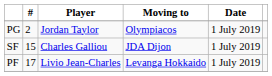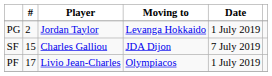(151, 29) Olympiacos -> (166, 29) Levanga Hokkaido
(236, 46) 1 July 2019 -> (236, 46) 7 July 2019
(166, 63) Levanga Hokkaido -> (151, 63) Olympiacos
